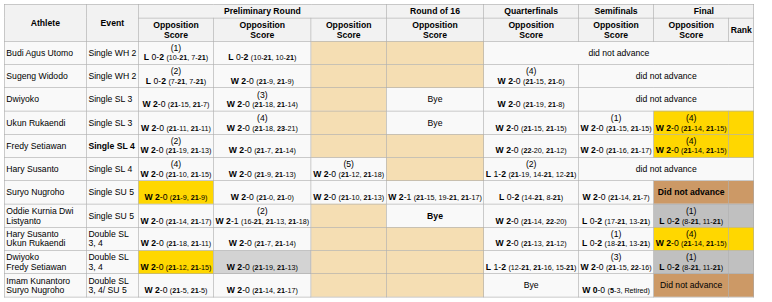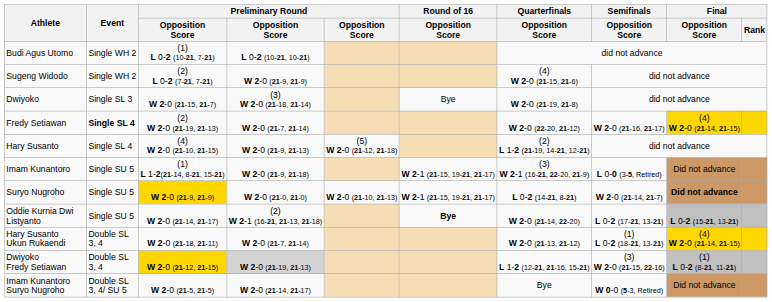- row: (36, 123)
+ row: (38, 169)
(691, 216) (1) L 0-2 (8-21, 11-21) -> (704, 221) L 0-2 (15-21, 13-21)
